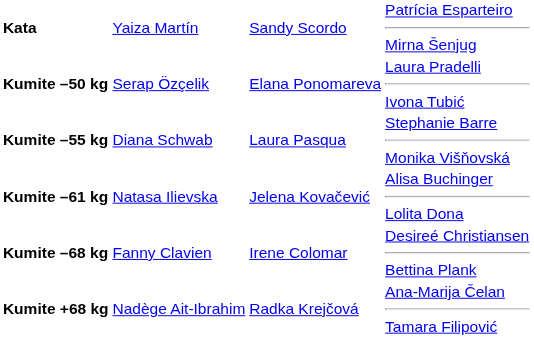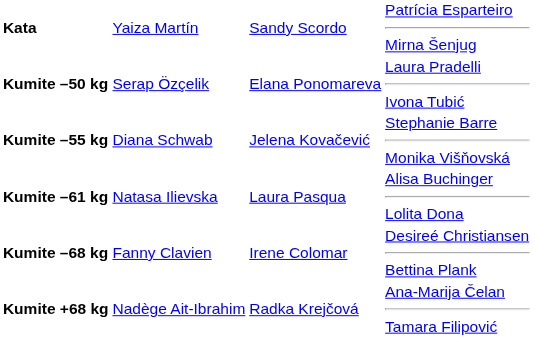(298, 140) Laura Pasqua -> (310, 140) Jelena Kovačević
(310, 196) Jelena Kovačević -> (298, 196) Laura Pasqua
